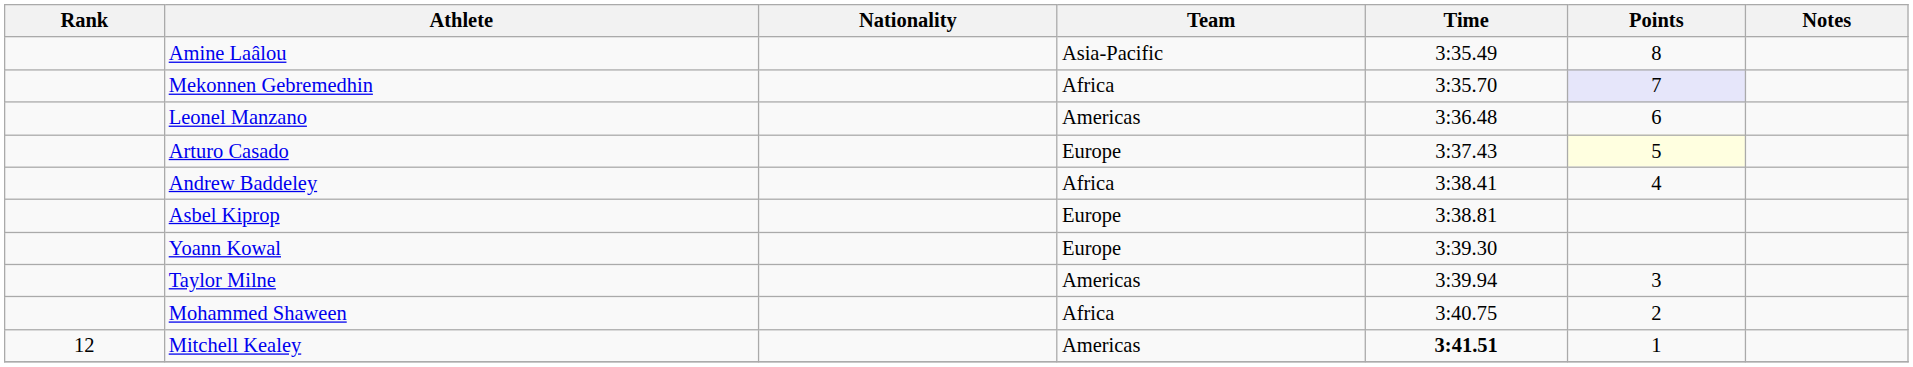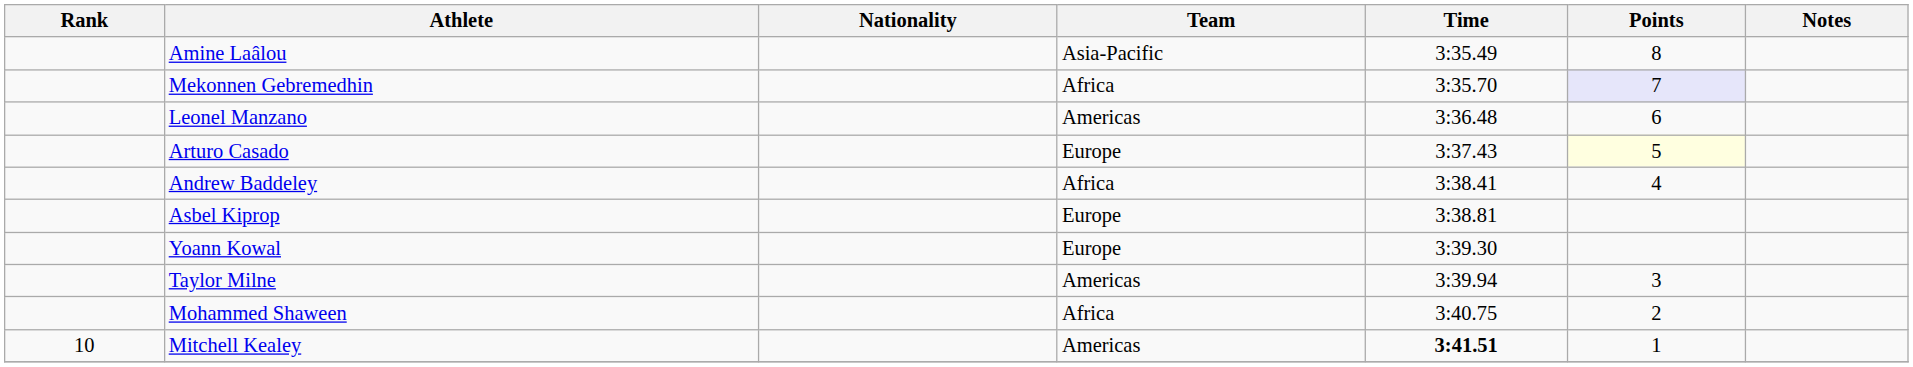(84, 345) 12 -> (84, 345) 10
